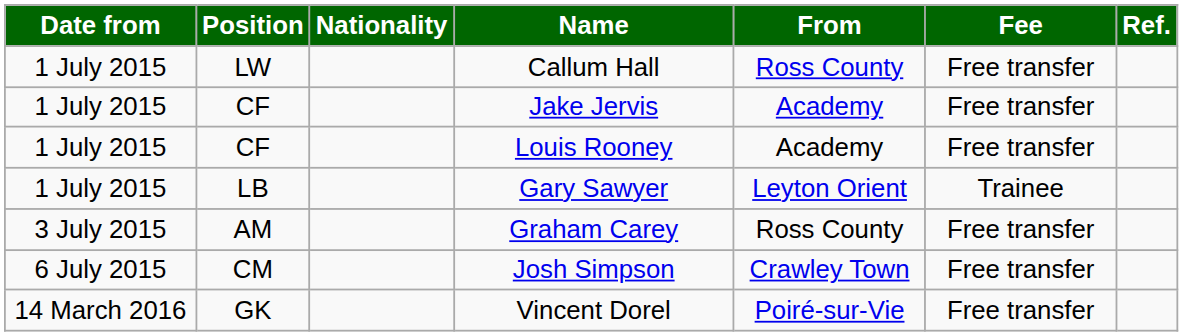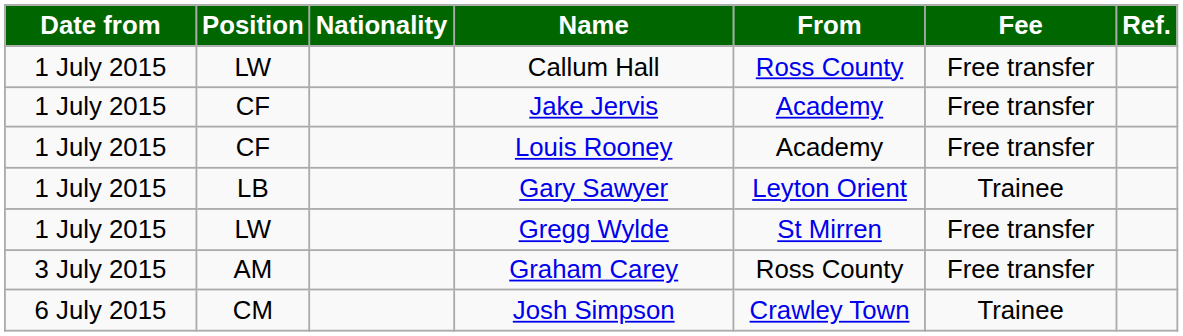+ row: (594, 229)
(1021, 270) Free transfer -> (1021, 311) Trainee
- row: (594, 311)
